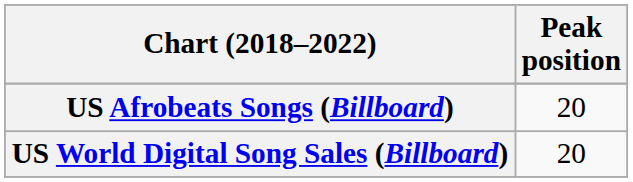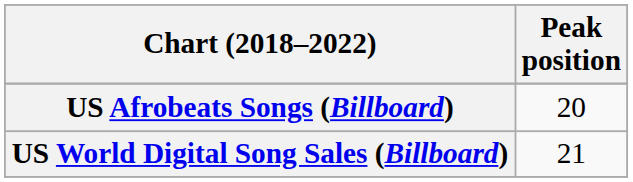(571, 153) 20 -> (571, 153) 21
